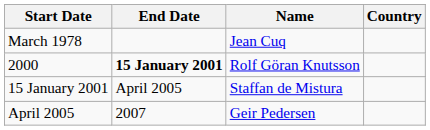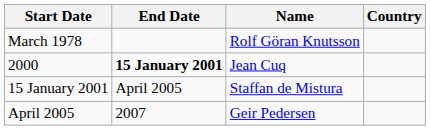(258, 40) Jean Cuq -> (295, 40) Rolf Göran Knutsson
(295, 64) Rolf Göran Knutsson -> (258, 64) Jean Cuq
